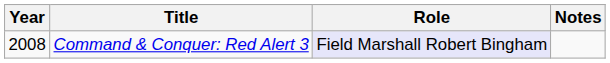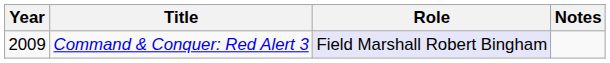(27, 44) 2008 -> (27, 44) 2009
